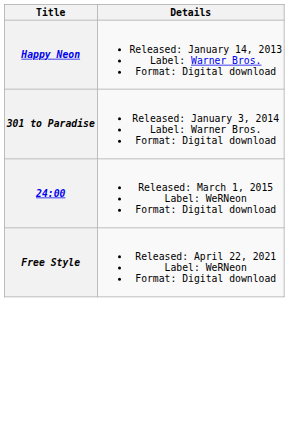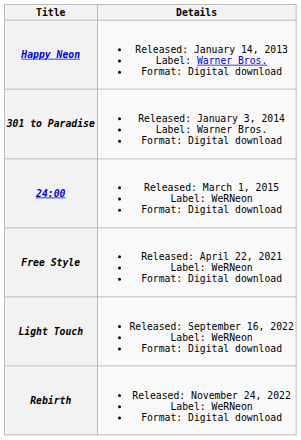+ row: (51, 331)
+ row: (51, 401)
